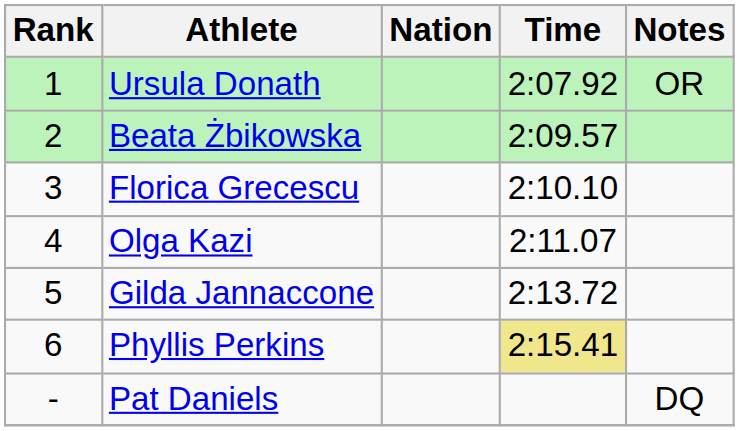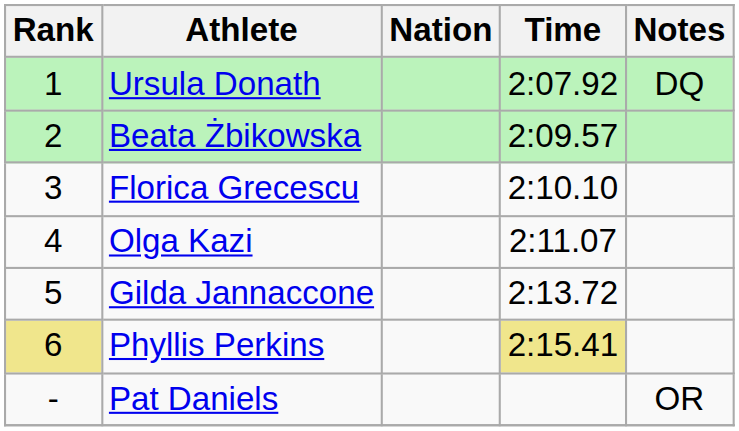(679, 83) OR -> (679, 83) DQ
(53, 345) no background -> (53, 345) khaki background
(679, 398) DQ -> (679, 398) OR
